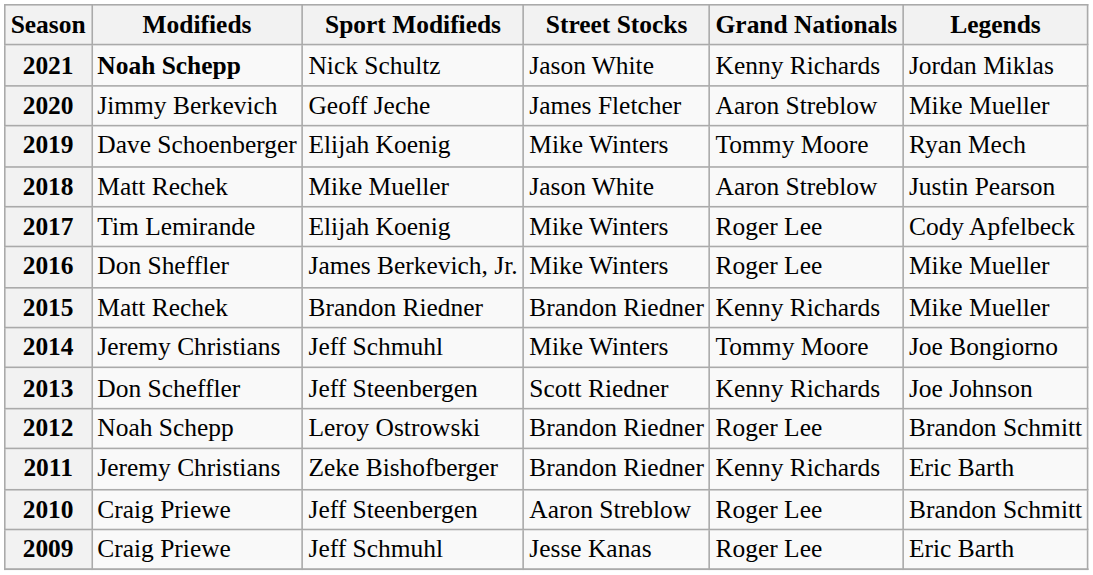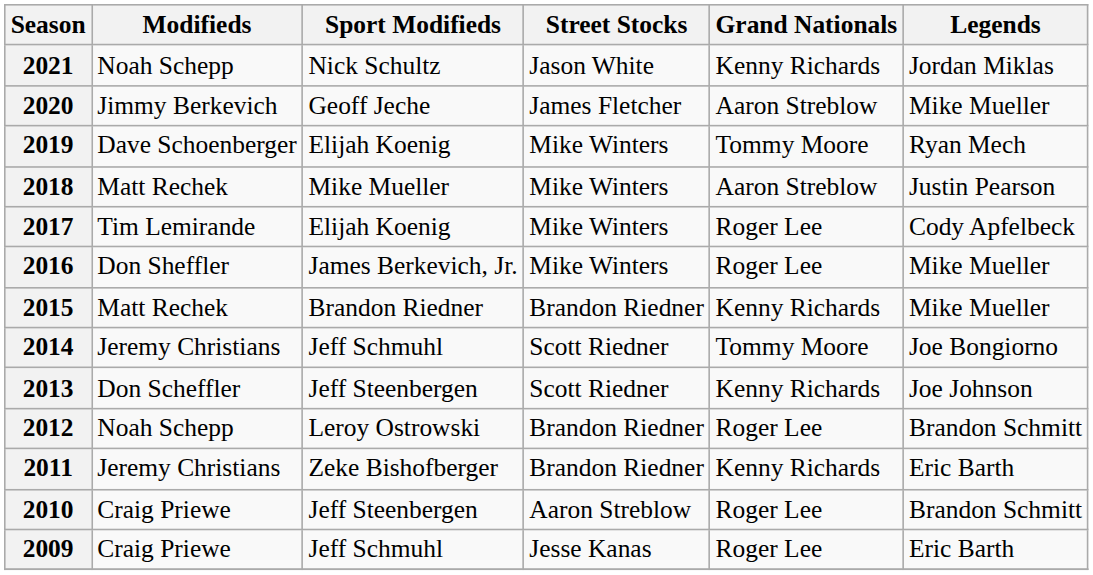(169, 65) bold -> (165, 65) normal
(592, 186) Jason White -> (599, 186) Mike Winters
(599, 347) Mike Winters -> (599, 347) Scott Riedner
